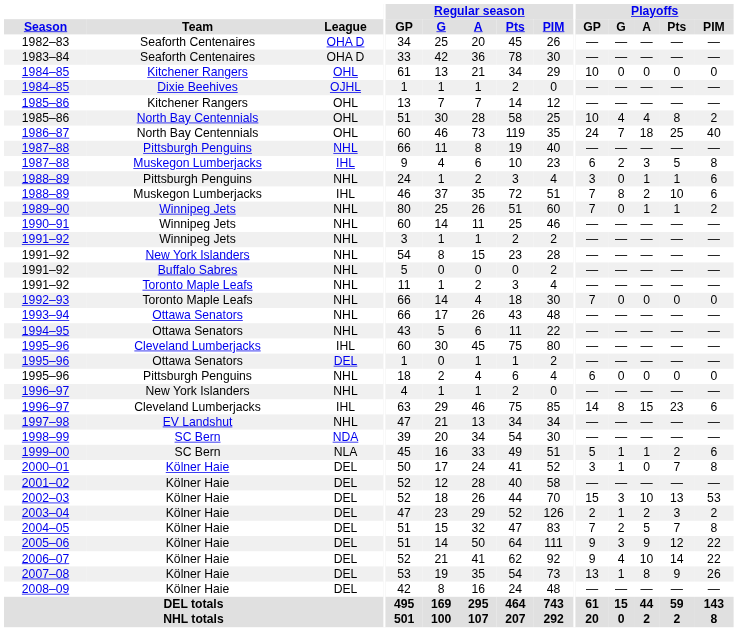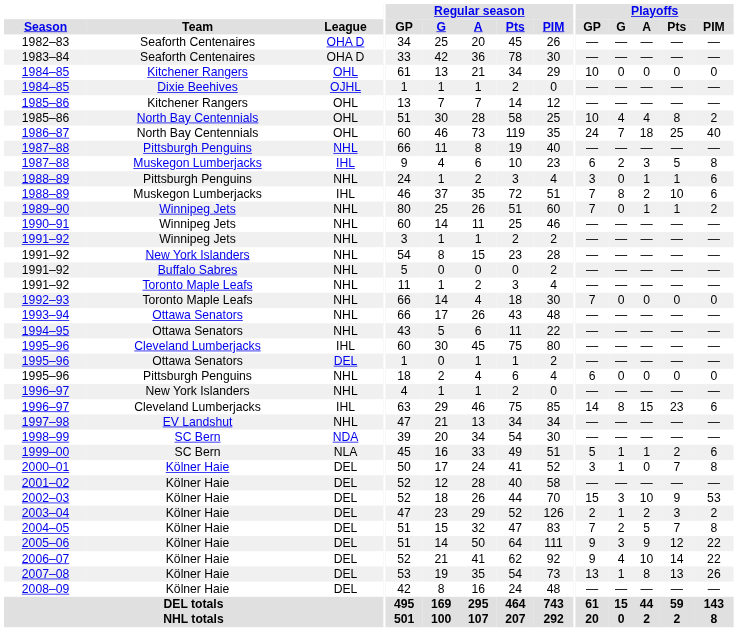(677, 498) 13 -> (677, 498) 9
(677, 574) 9 -> (677, 574) 13
